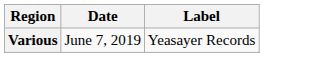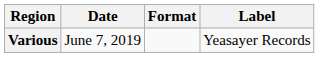+ column: (172, 16)
